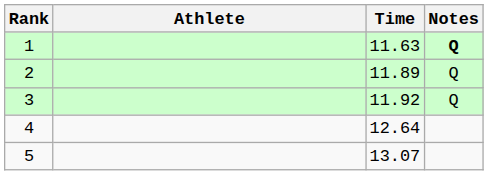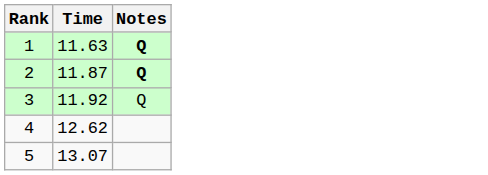- column: (209, 18)
(395, 74) 11.89 -> (83, 74) 11.87
(454, 74) normal -> (141, 74) bold
(395, 129) 12.64 -> (83, 129) 12.62
